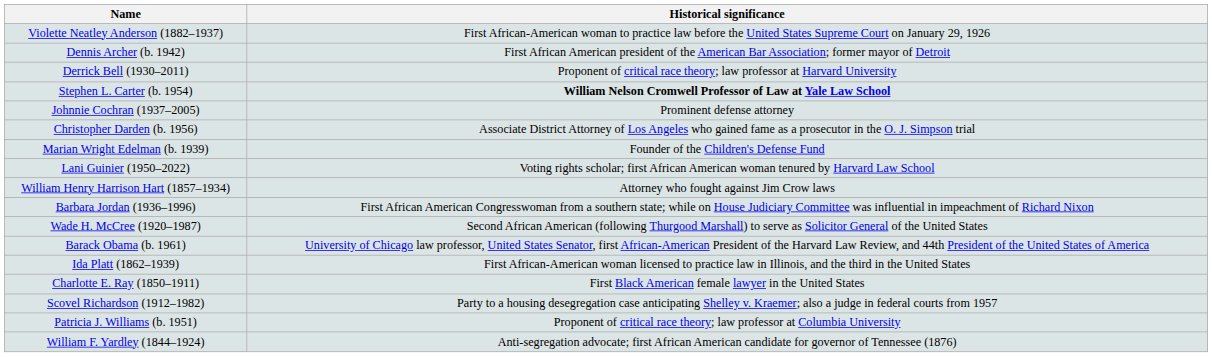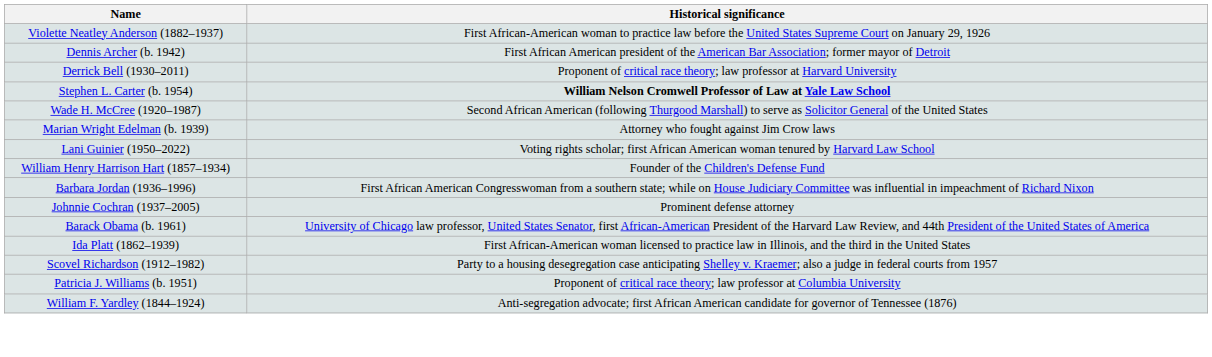rows swapped: (126, 110) <-> (126, 226)
- row: (126, 129)
(727, 149) Founder of the Children's Defense Fund -> (727, 129) Attorney who fought against Jim Crow laws
(727, 187) Attorney who fought against Jim Crow laws -> (727, 168) Founder of the Children's Defense Fund
- row: (126, 284)
